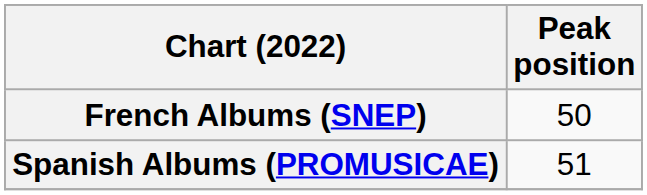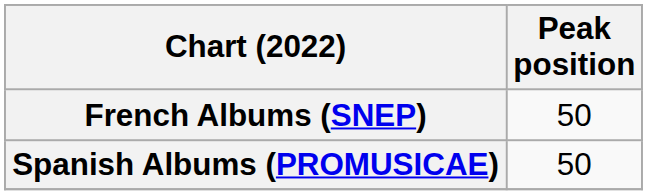(574, 164) 51 -> (574, 164) 50
